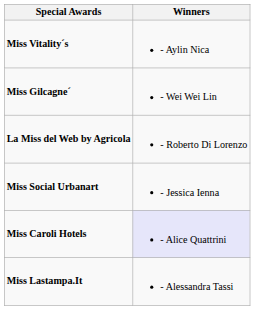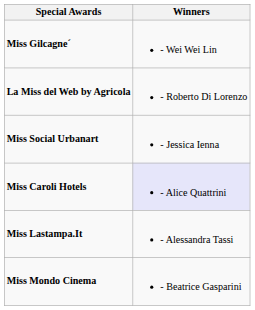- row: (38, 44)
+ row: (51, 281)
